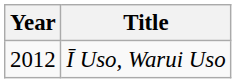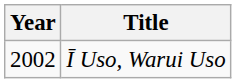(33, 58) 2012 -> (33, 58) 2002
